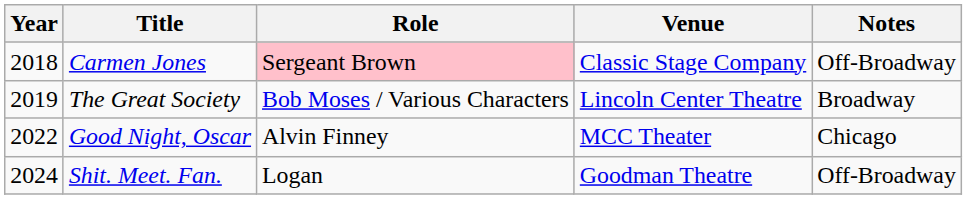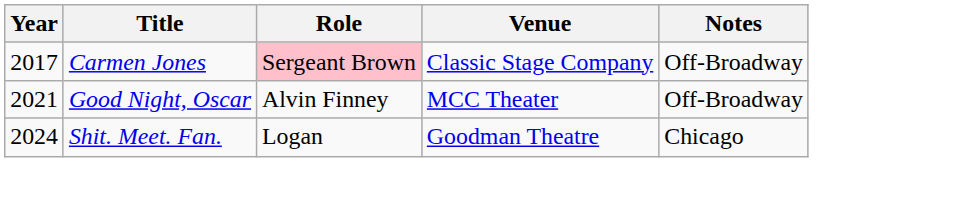(34, 61) 2018 -> (34, 61) 2017
- row: (155, 99)
(34, 136) 2022 -> (34, 99) 2021
(857, 136) Chicago -> (734, 99) Off-Broadway
(887, 174) Off-Broadway -> (704, 136) Chicago
